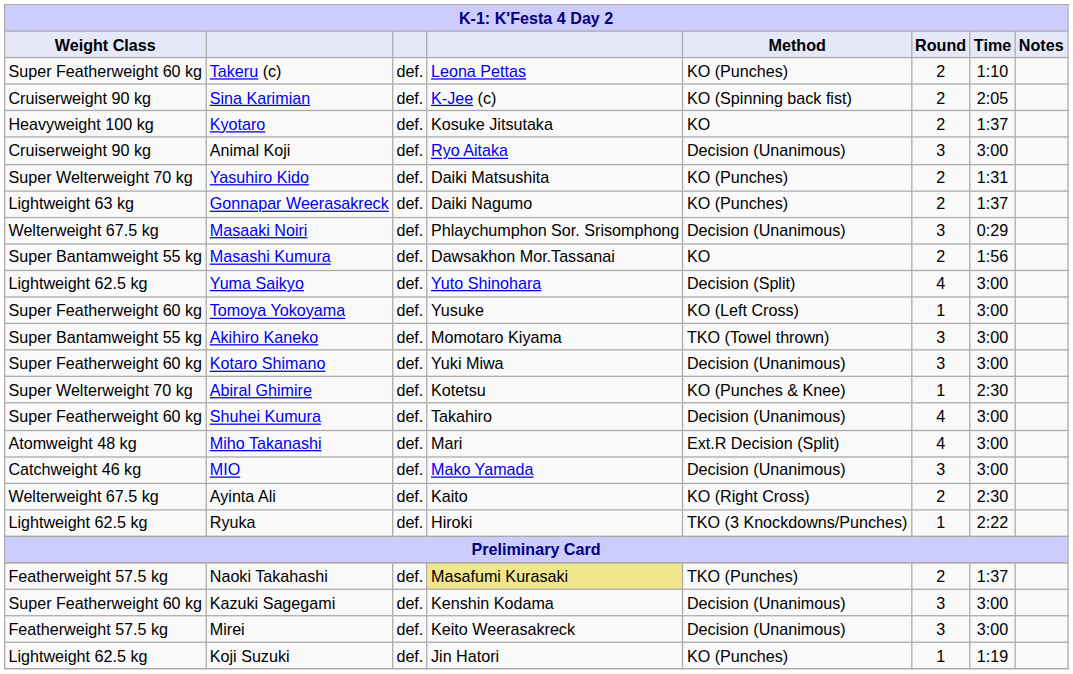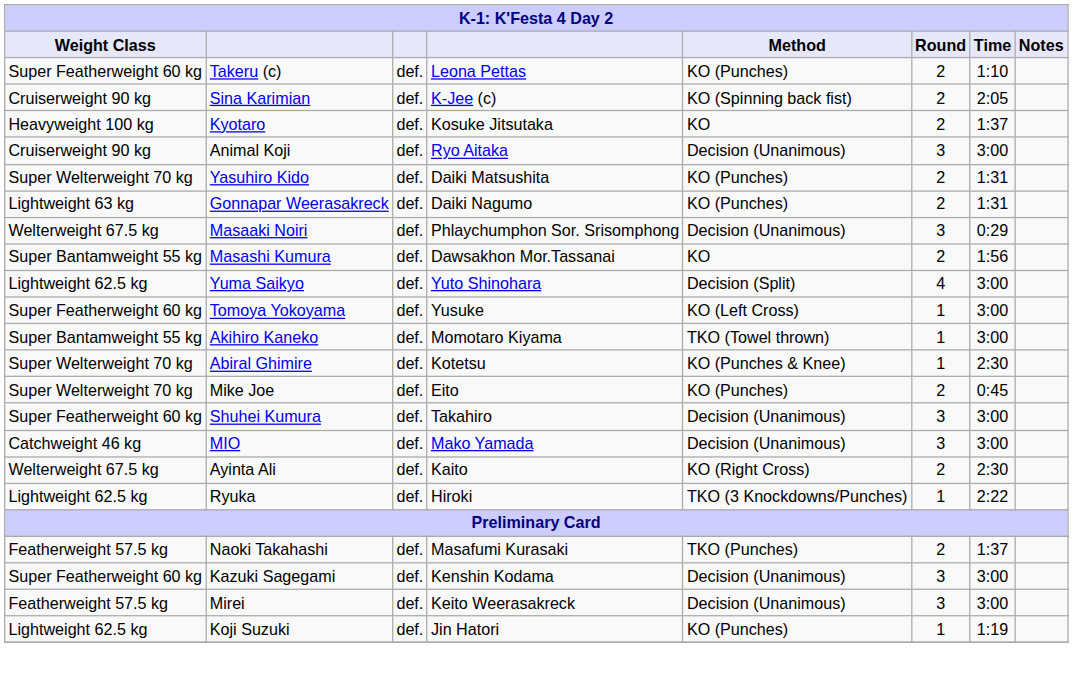(993, 204) 1:37 -> (993, 204) 1:31
(941, 337) 3 -> (941, 337) 1
- row: (268, 363)
+ row: (242, 390)
(941, 416) 4 -> (941, 416) 3
- row: (266, 443)
(500, 576) khaki background -> (500, 549) no background
